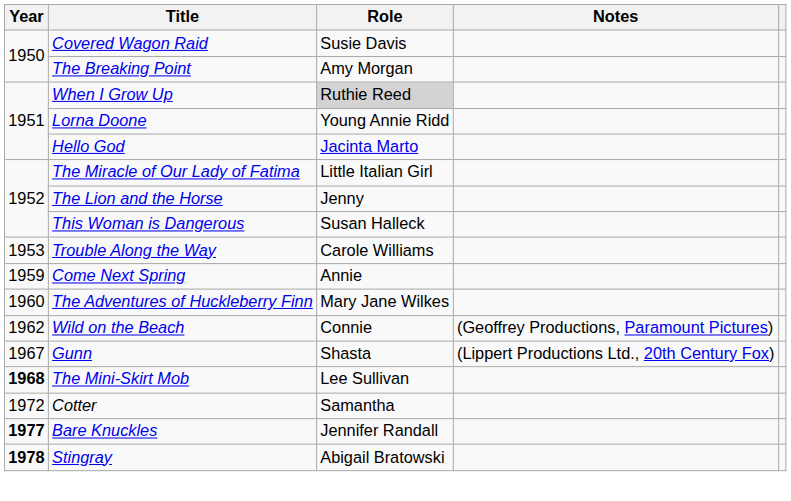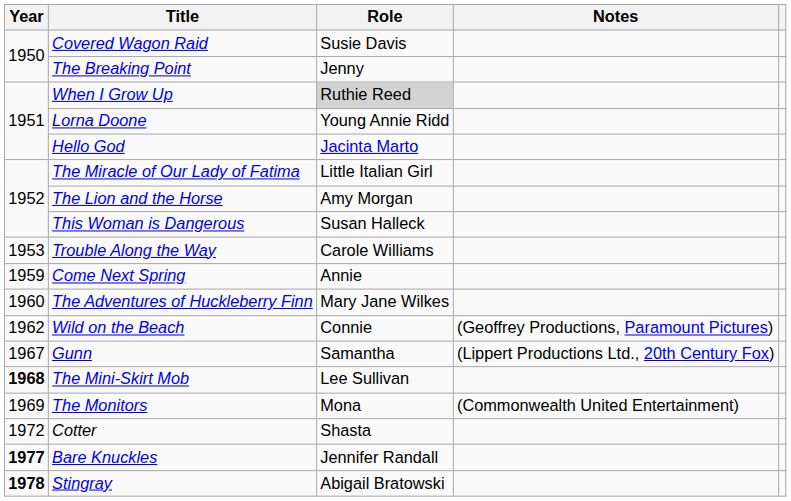(367, 69) Amy Morgan -> (342, 69) Jenny
(342, 198) Jenny -> (367, 198) Amy Morgan
(346, 353) Shasta -> (357, 353) Samantha
+ row: (100, 405)
(357, 405) Samantha -> (346, 431) Shasta
